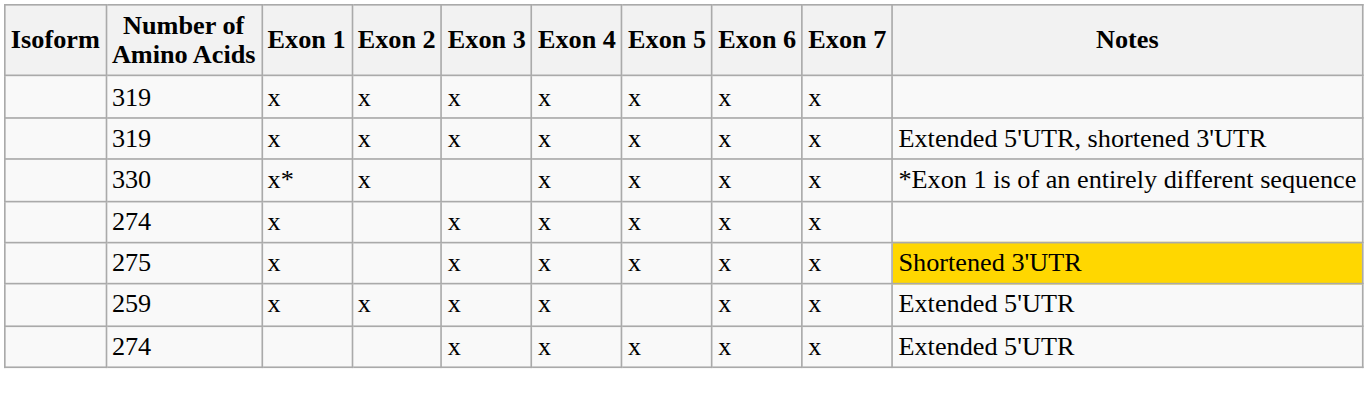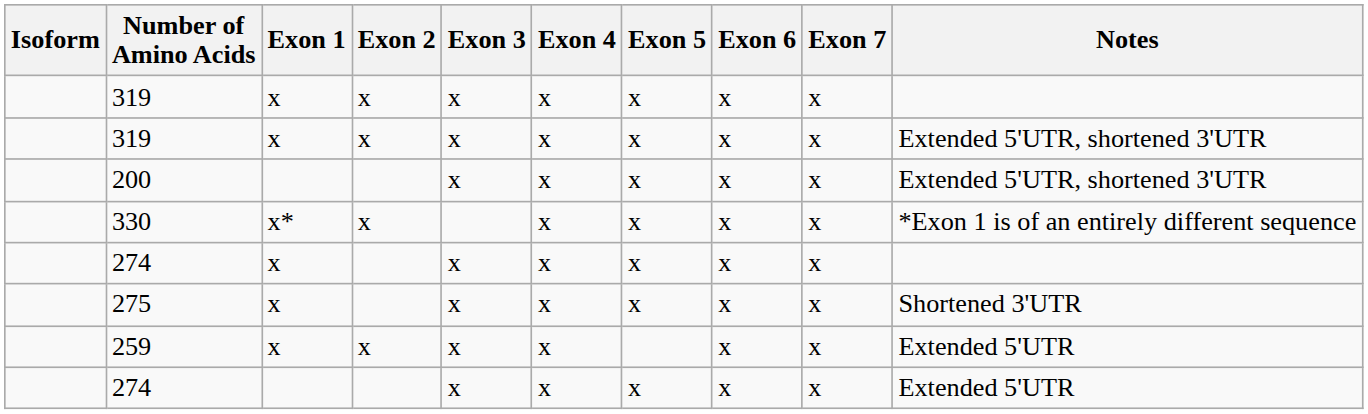+ row: (132, 179)
(990, 262) gold background -> (990, 304) no background
